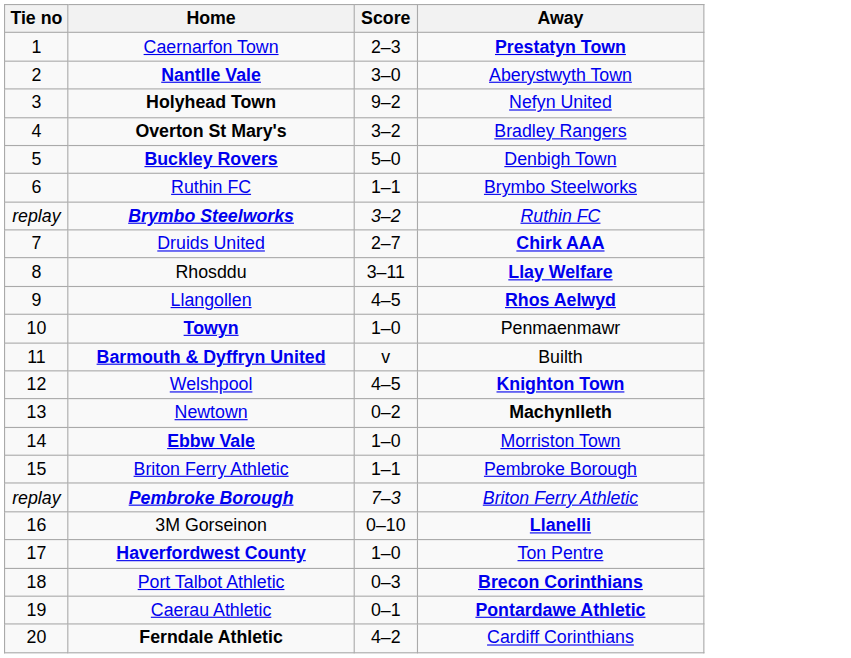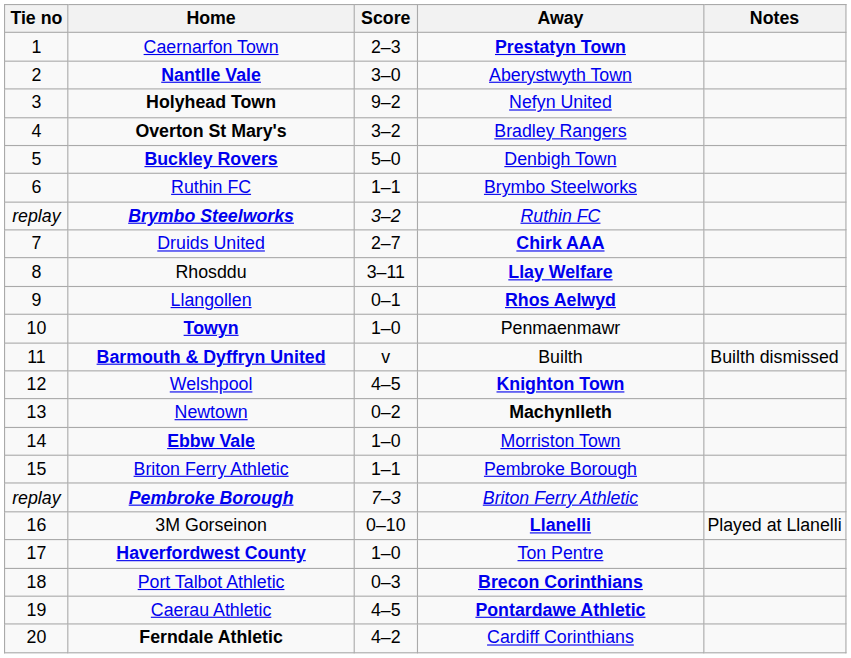+ column: (775, 18)
(386, 300) 4–5 -> (386, 300) 0–1
(386, 610) 0–1 -> (386, 610) 4–5
